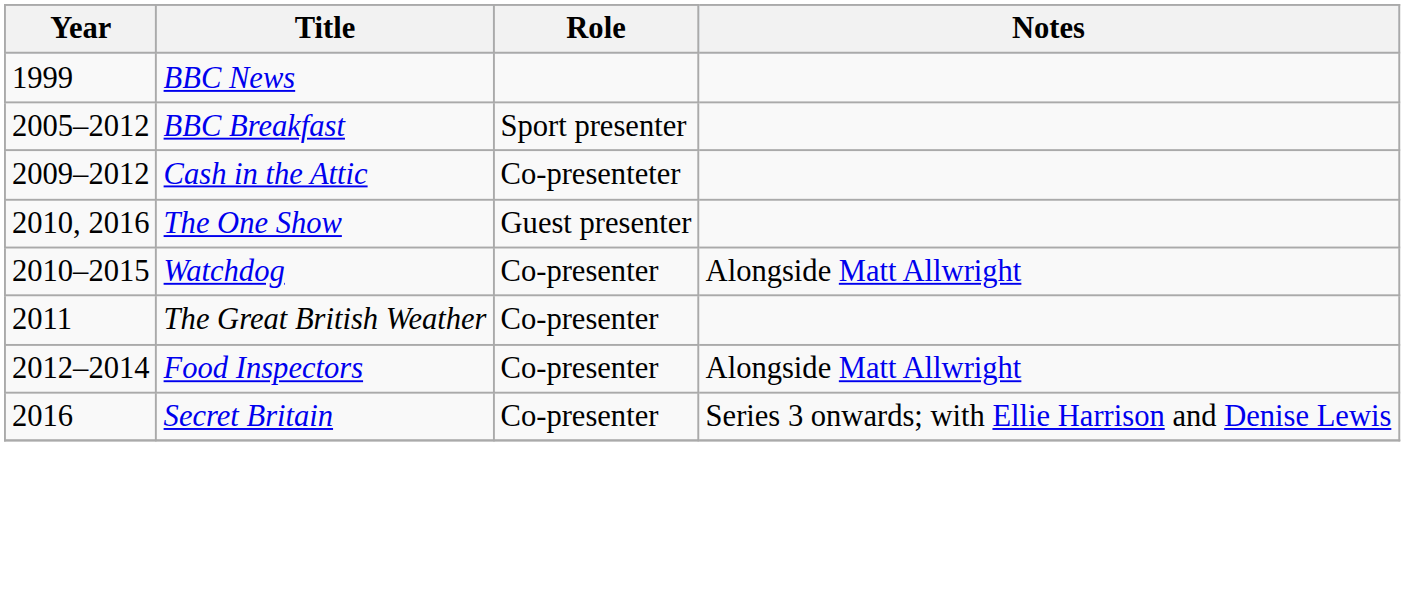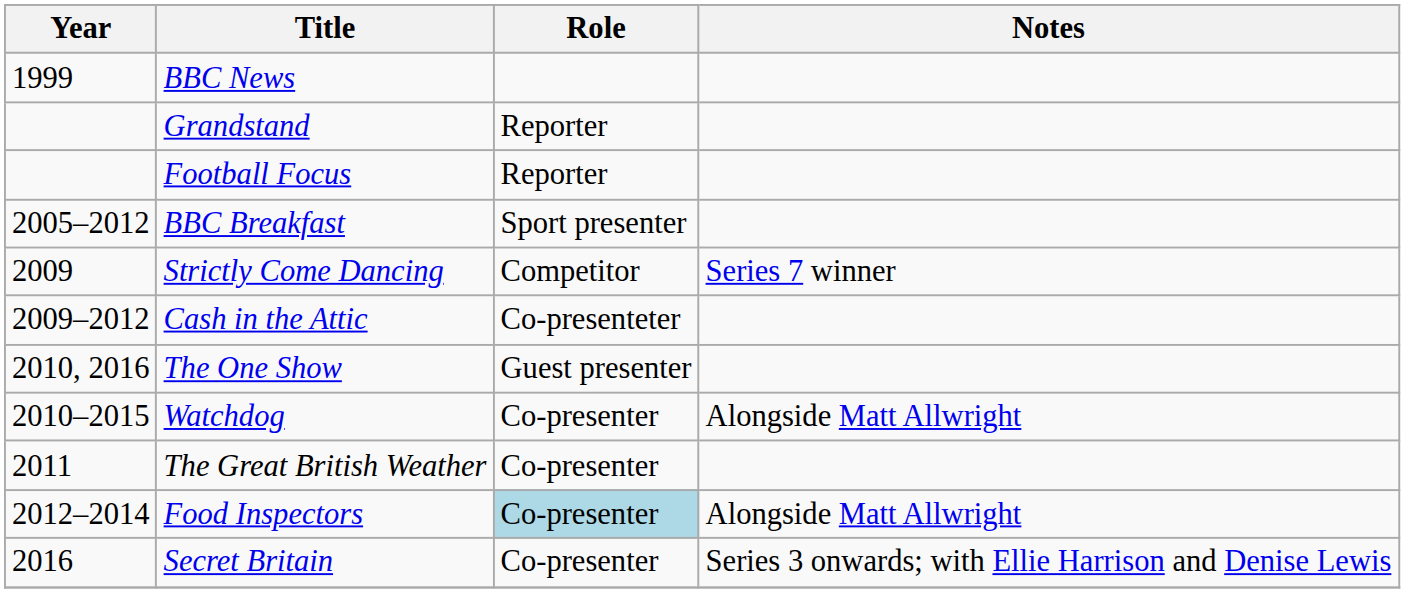+ row: (237, 125)
+ row: (257, 174)
+ row: (304, 271)
(579, 367) no background -> (579, 513) lightblue background
